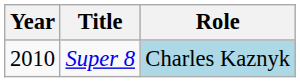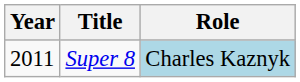(32, 58) 2010 -> (32, 58) 2011
